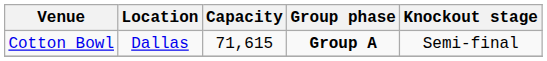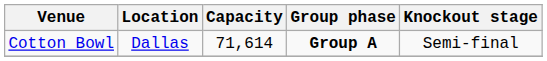(244, 44) 71,615 -> (244, 44) 71,614
